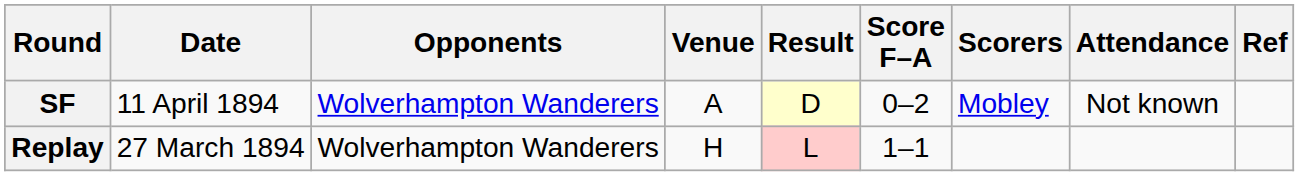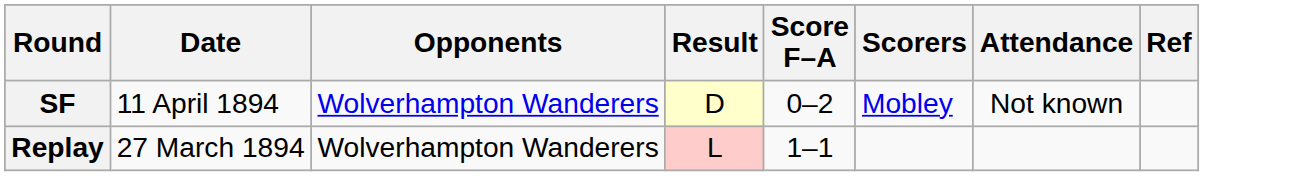- column: (713, 42)
